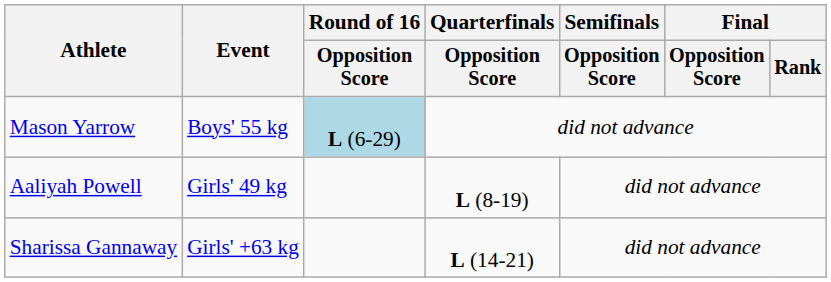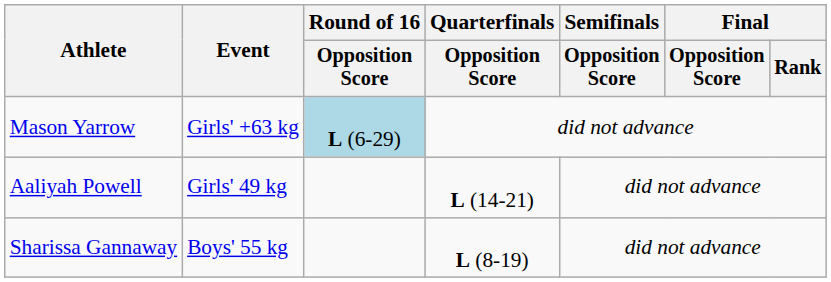(238, 127) Boys' 55 kg -> (243, 127) Girls' +63 kg
(492, 200) L (8-19) -> (492, 200) L (14-21)
(243, 247) Girls' +63 kg -> (238, 247) Boys' 55 kg
(492, 260) L (14-21) -> (492, 260) L (8-19)
